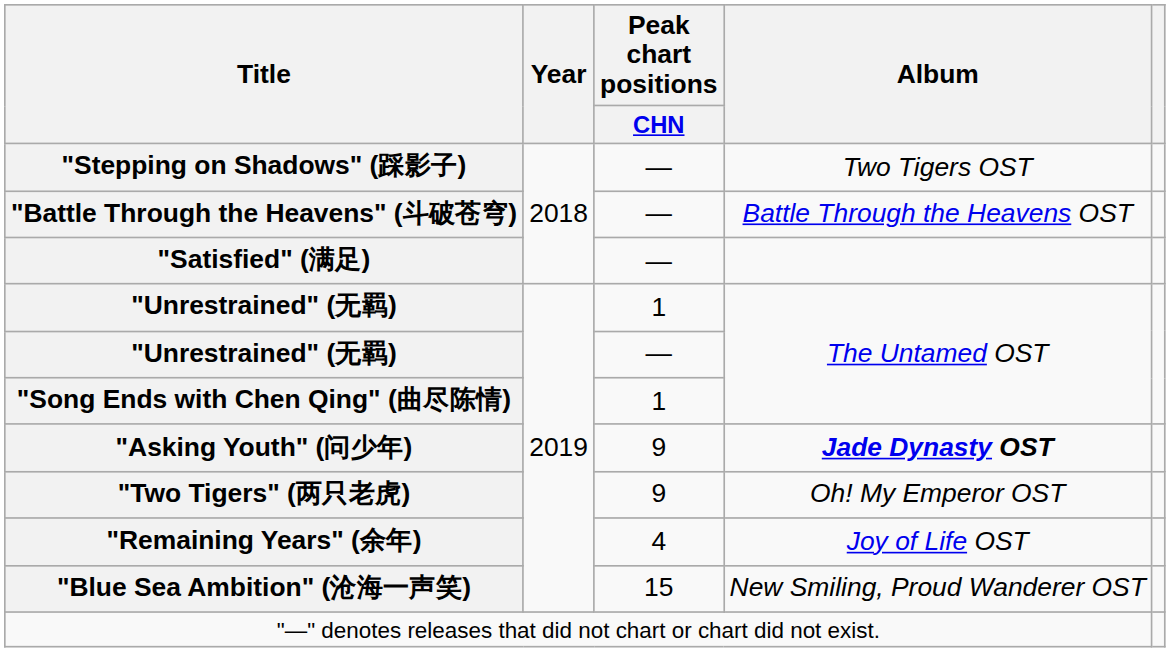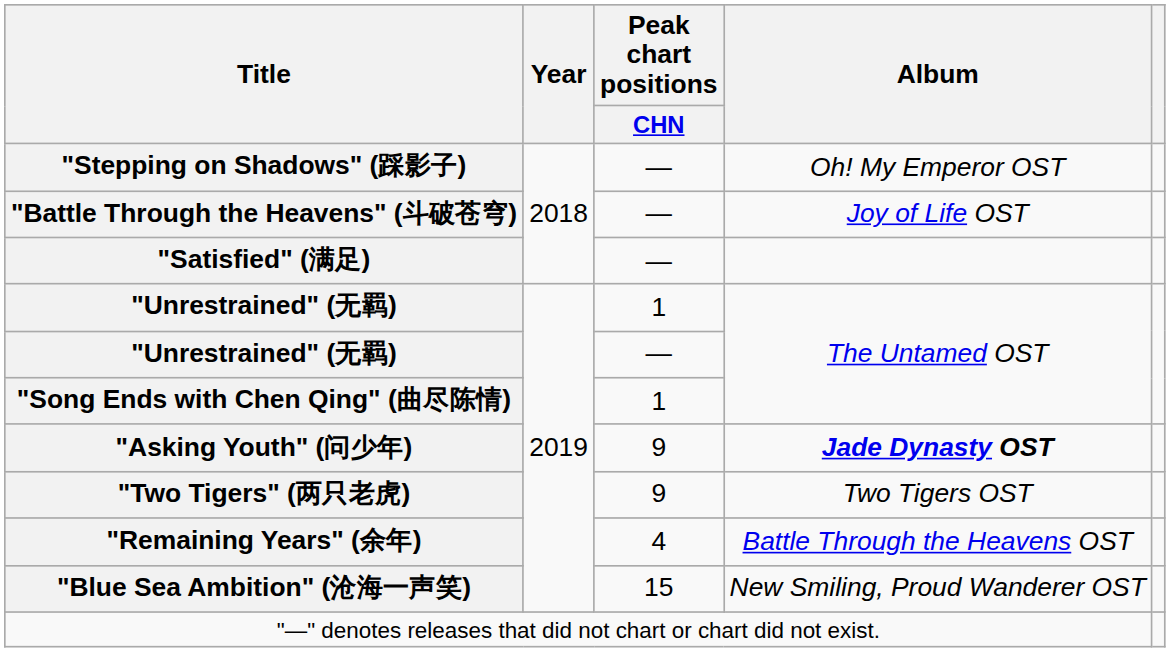(938, 166) Two Tigers OST -> (938, 166) Oh! My Emperor OST
(938, 213) Battle Through the Heavens OST -> (938, 213) Joy of Life OST
(938, 494) Oh! My Emperor OST -> (938, 494) Two Tigers OST
(938, 541) Joy of Life OST -> (938, 541) Battle Through the Heavens OST
